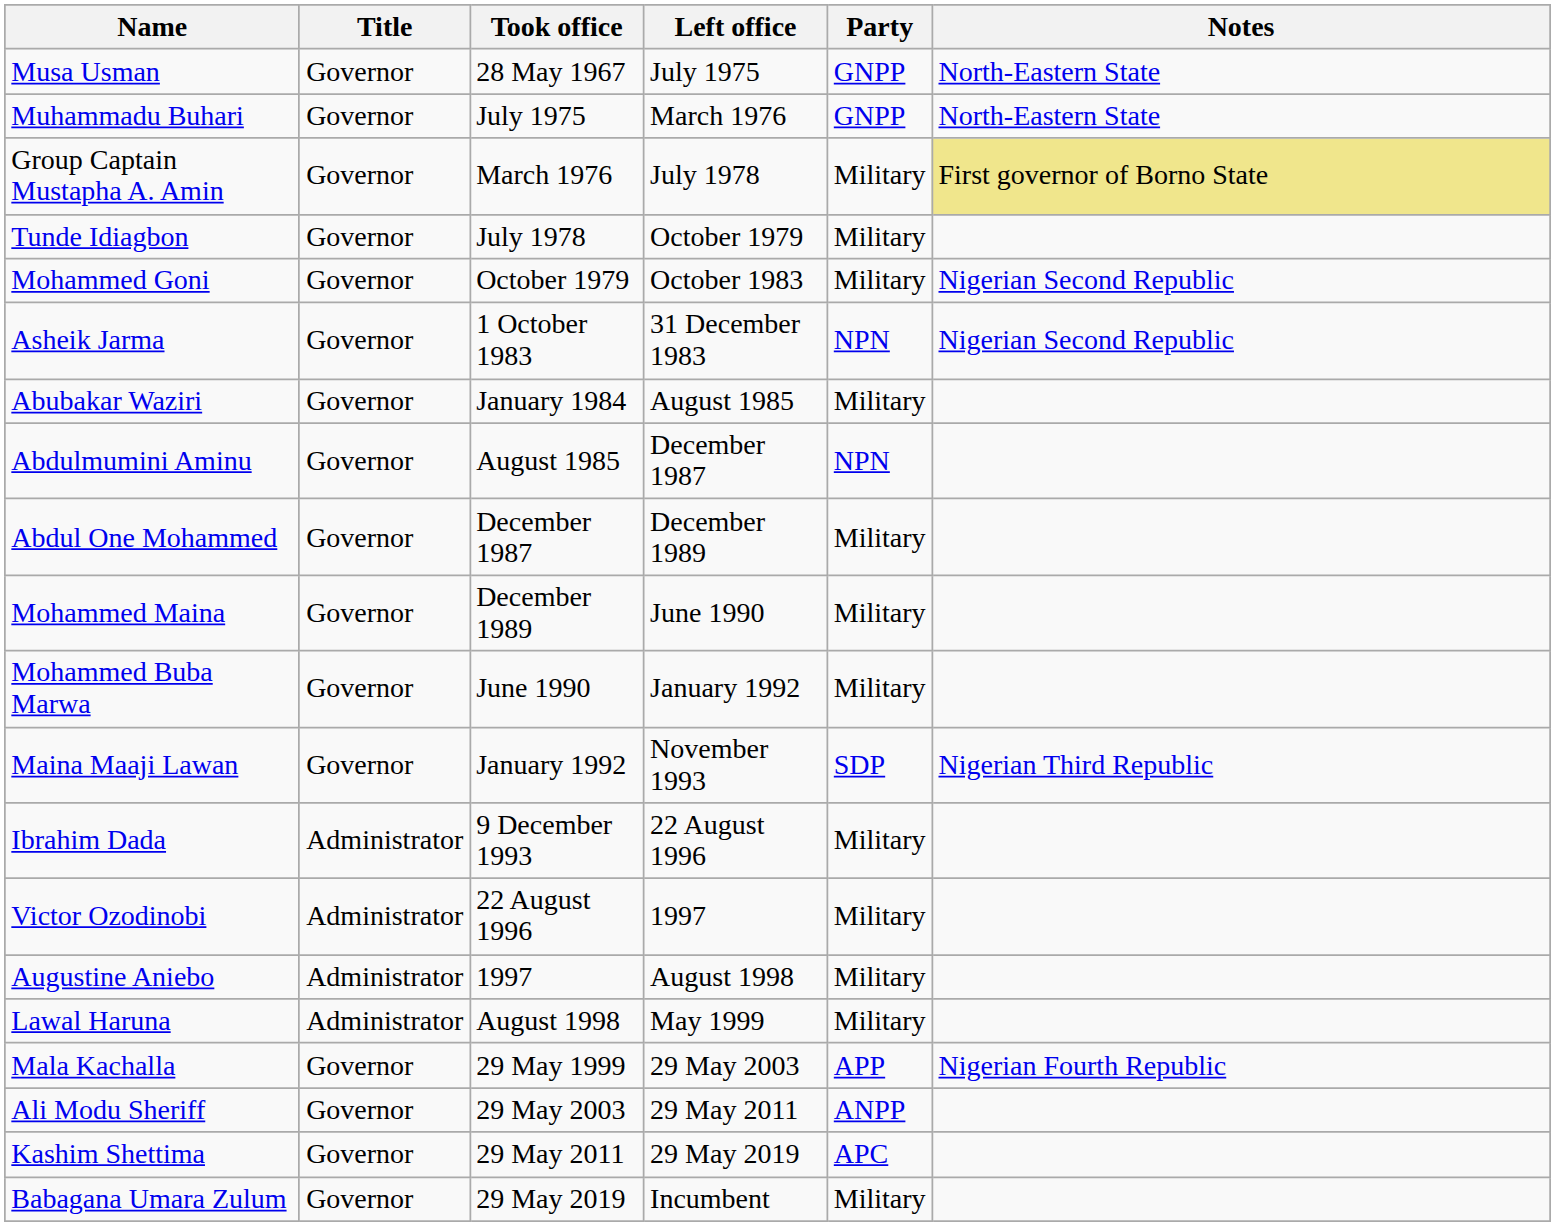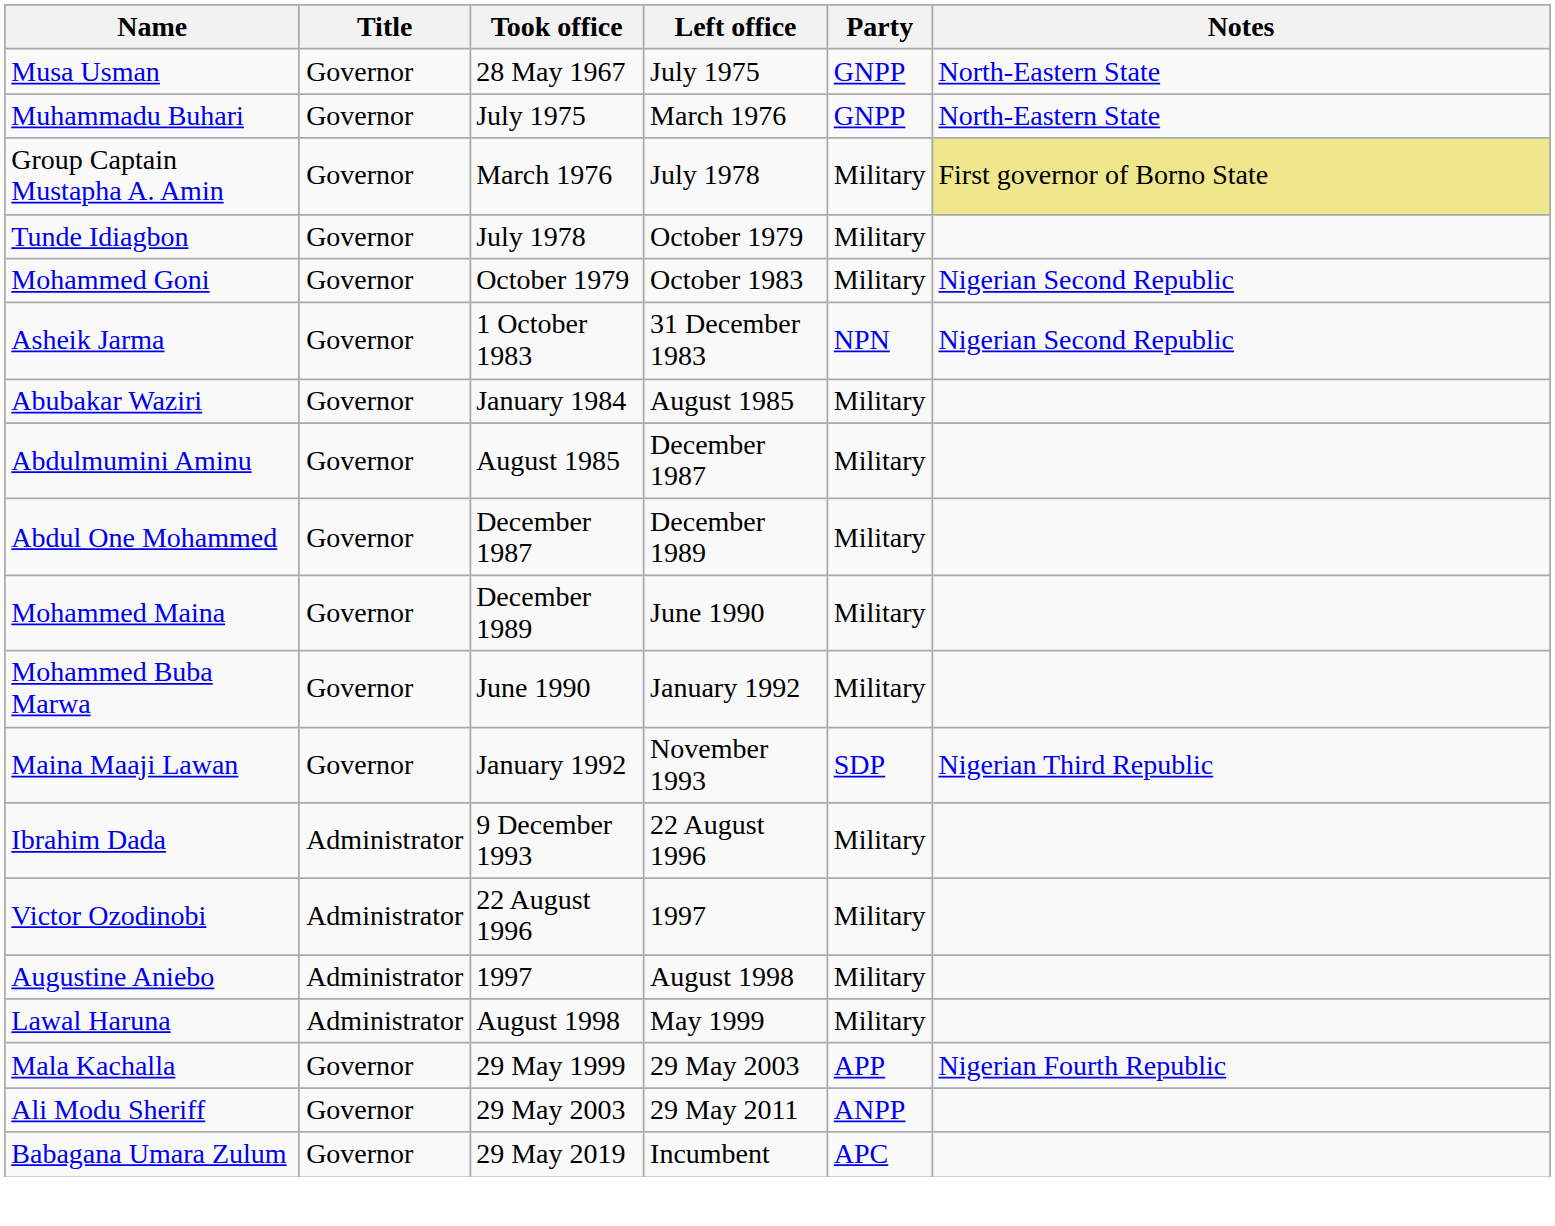(862, 460) NPN -> (880, 460) Military
- row: (108, 1153)
(880, 1198) Military -> (861, 1153) APC
